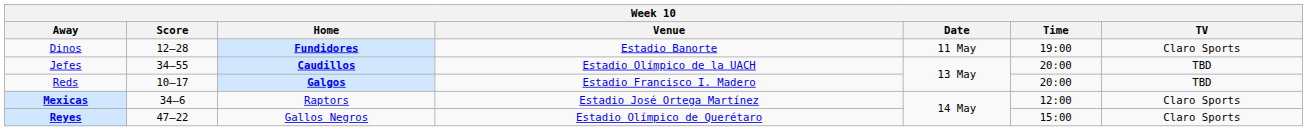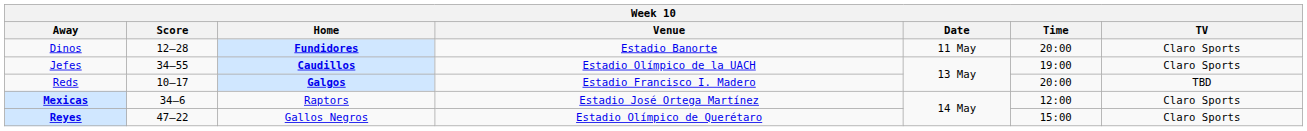(1056, 48) 19:00 -> (1056, 48) 20:00
(1056, 65) 20:00 -> (1056, 65) 19:00
(1202, 65) TBD -> (1202, 65) Claro Sports
